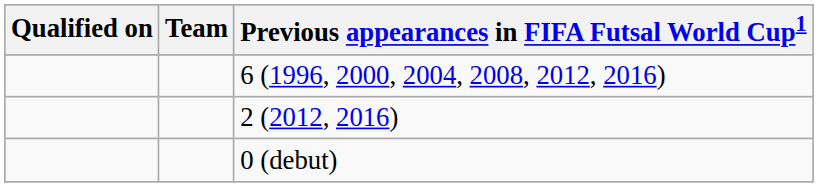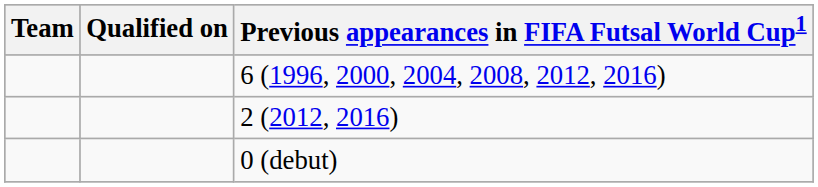columns swapped: (197, 29) <-> (82, 29)
